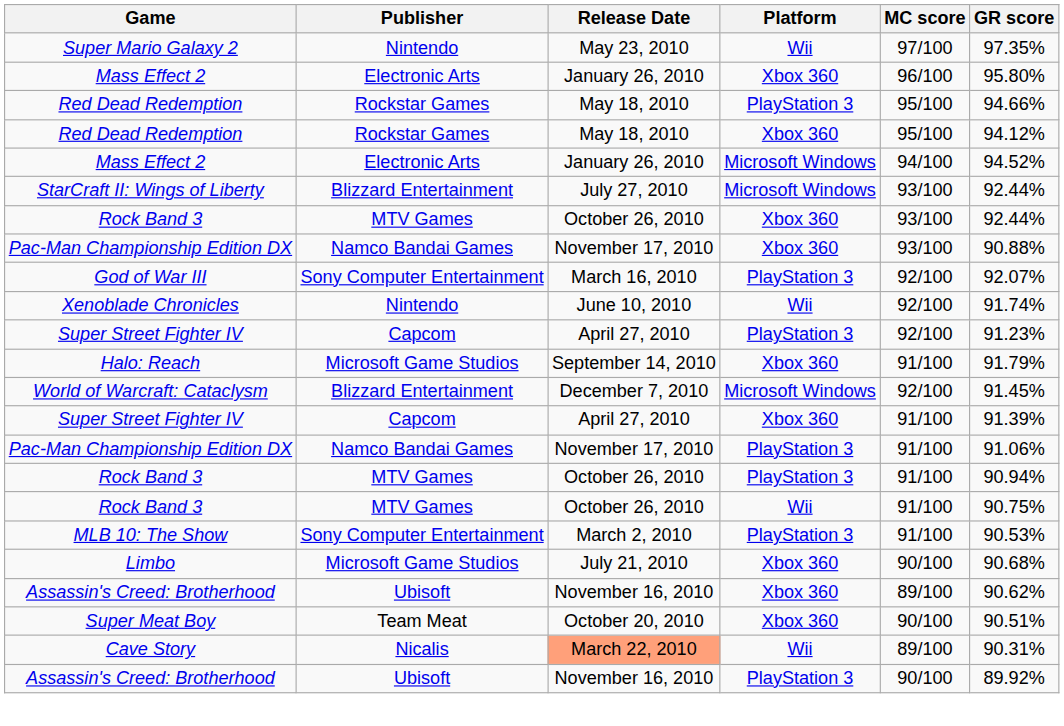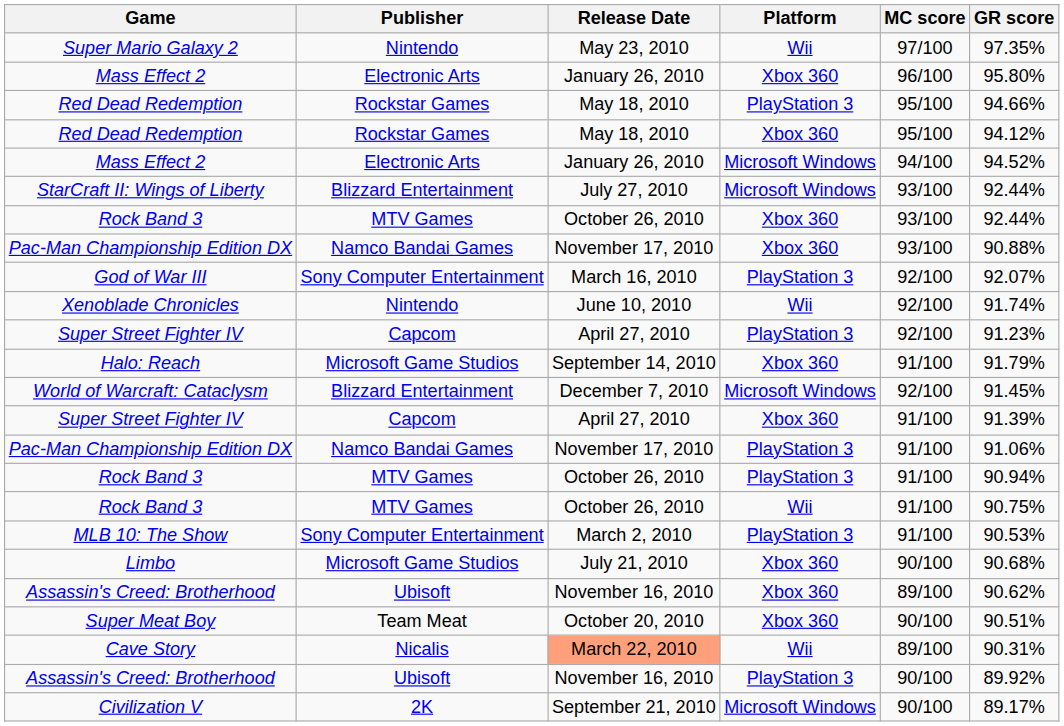+ row: (150, 707)
